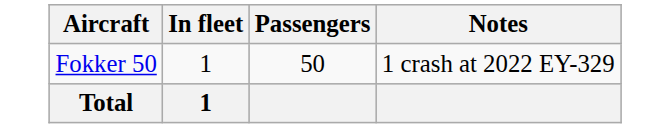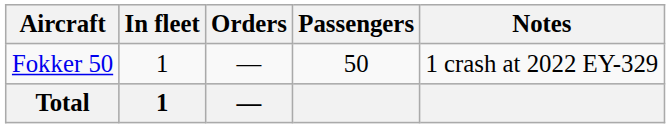+ column: (249, 24)
